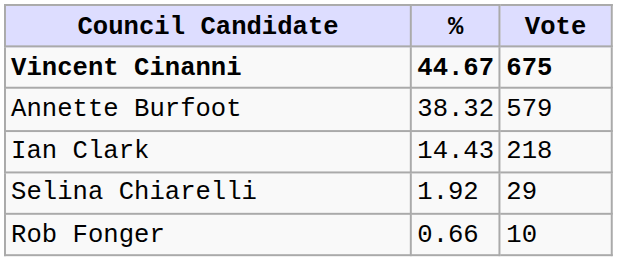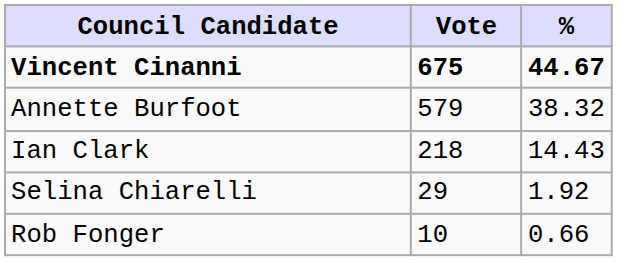columns swapped: (556, 26) <-> (456, 26)
